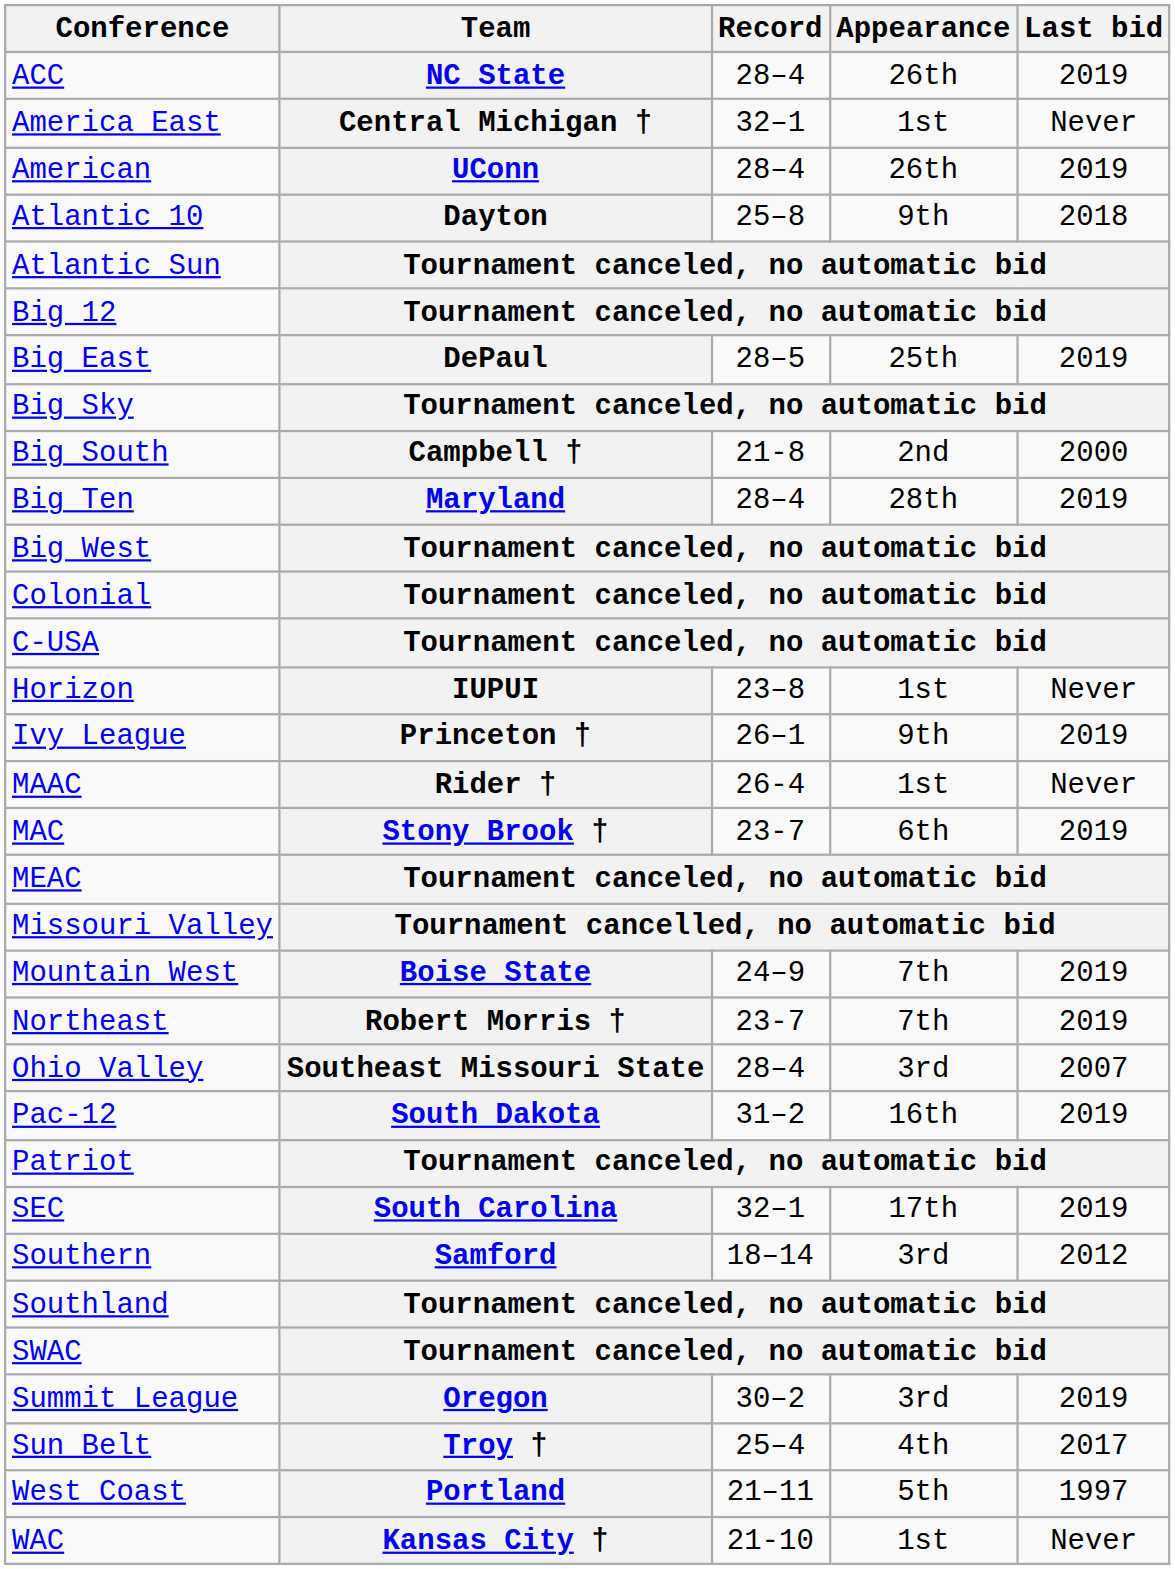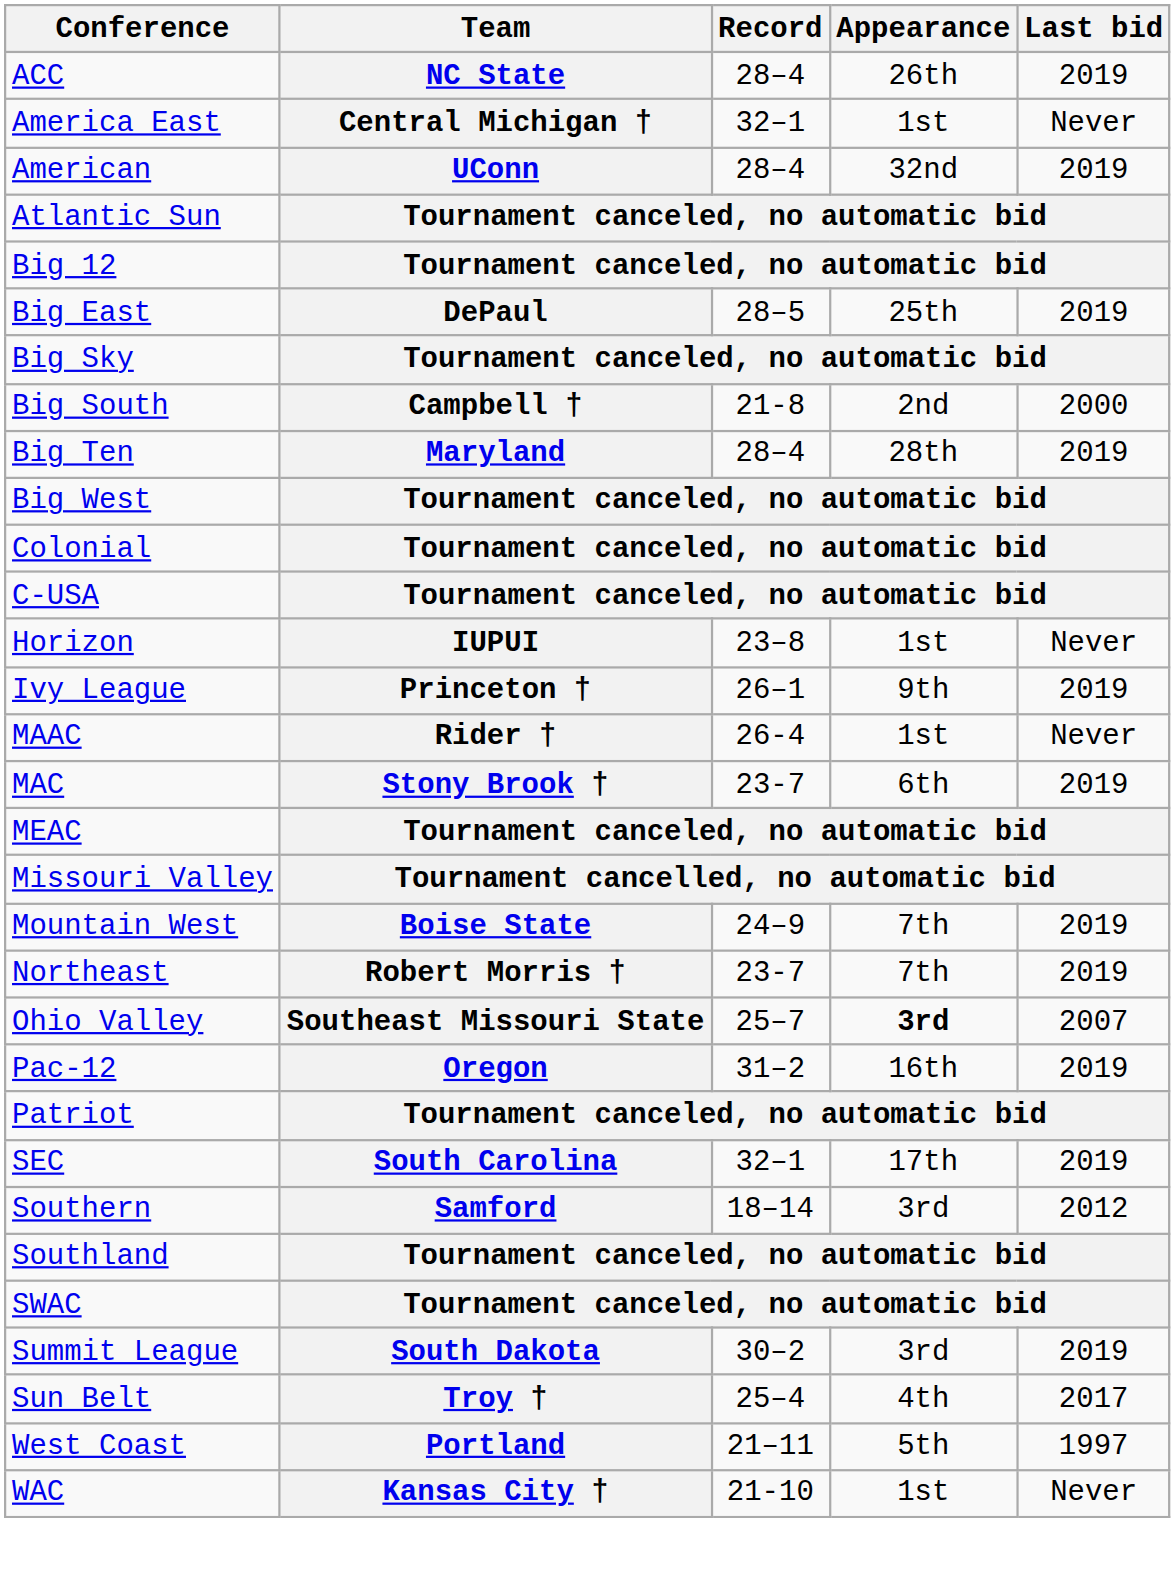(923, 170) 26th -> (923, 170) 32nd
- row: (108, 218)
(770, 1068) 28–4 -> (770, 1021) 25–7
(923, 1068) normal -> (923, 1021) bold
(496, 1115) South Dakota -> (496, 1068) Oregon
(496, 1399) Oregon -> (496, 1352) South Dakota
